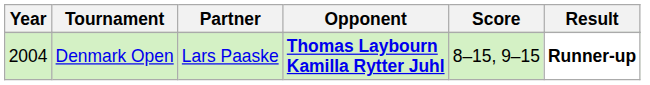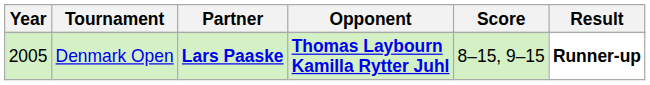(28, 56) 2004 -> (28, 56) 2005
(230, 56) normal -> (233, 56) bold
